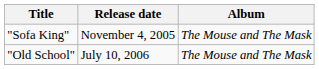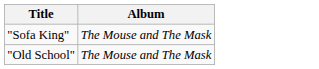- column: (128, 14)
